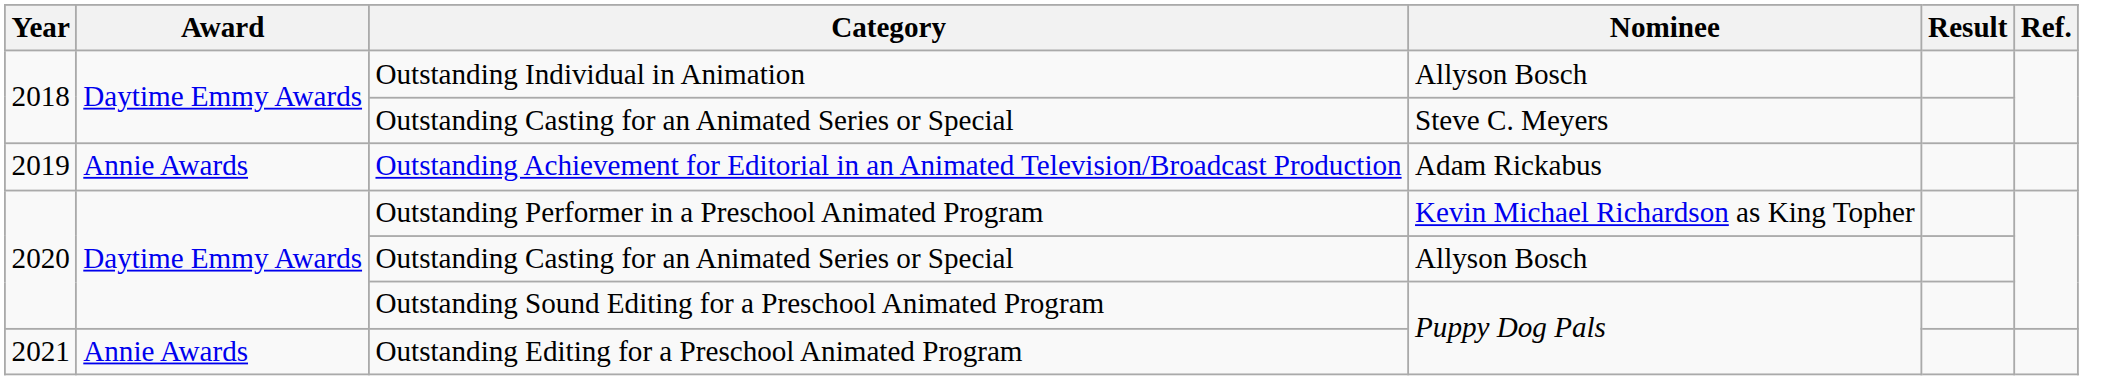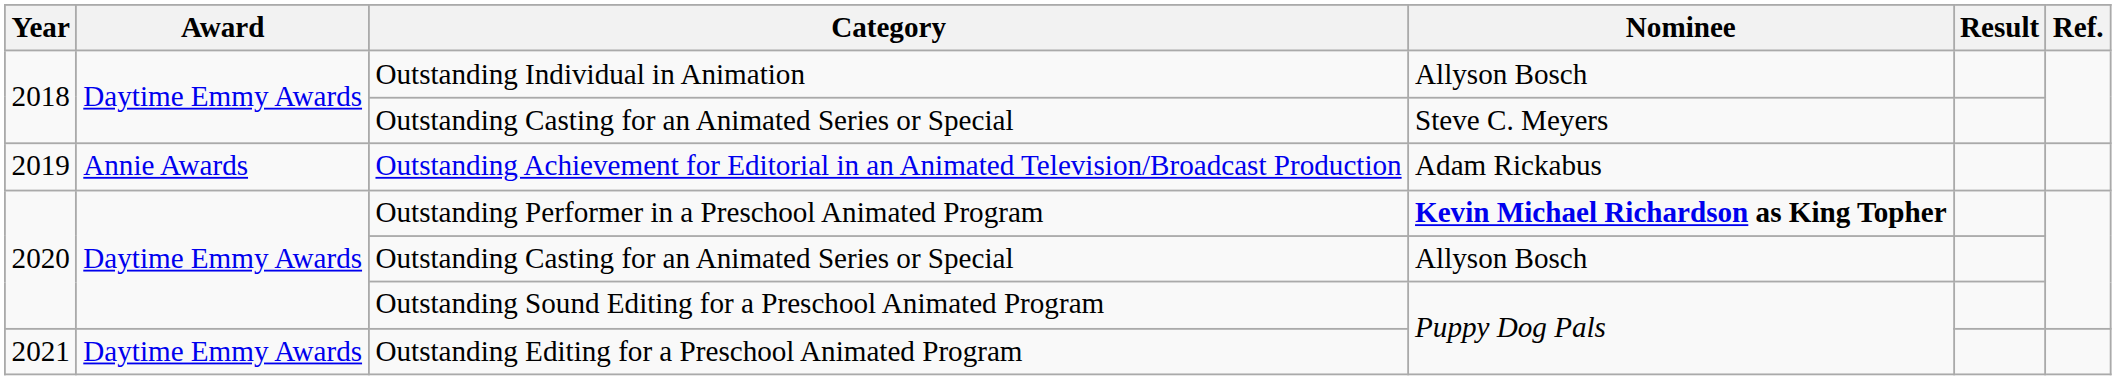(1665, 212) normal -> (1681, 212) bold
(166, 350) Annie Awards -> (223, 350) Daytime Emmy Awards
